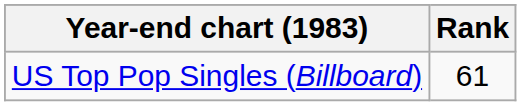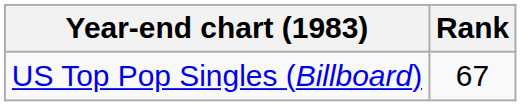(472, 75) 61 -> (472, 75) 67
